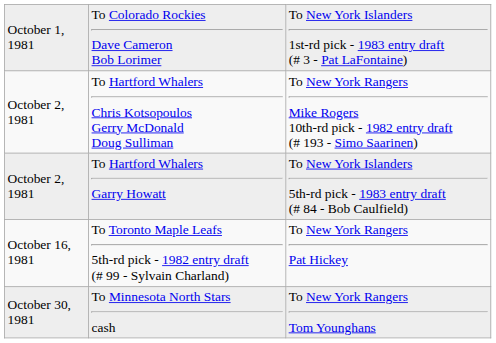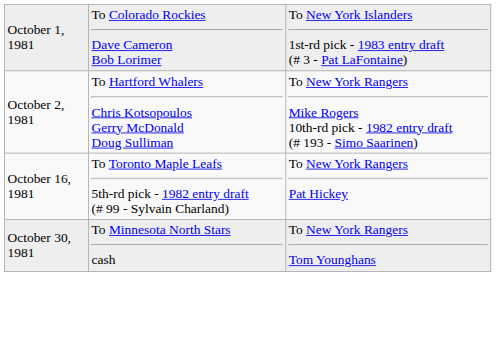- row: (187, 178)
